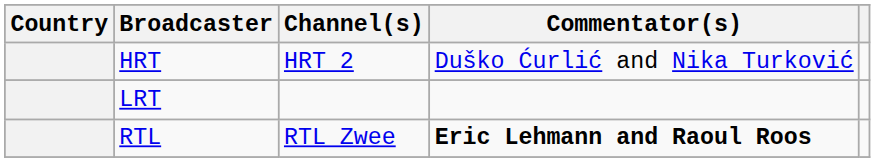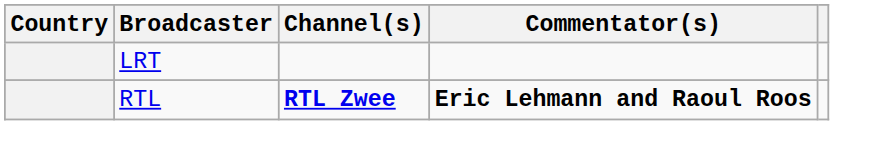- row: (140, 62)
(340, 138) normal -> (340, 100) bold
